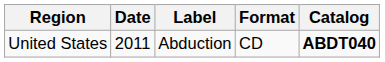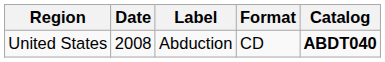(133, 43) 2011 -> (133, 43) 2008
